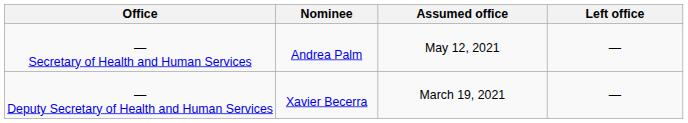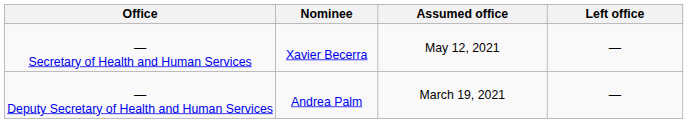(327, 54) Andrea Palm -> (327, 54) Xavier Becerra
(327, 101) Xavier Becerra -> (327, 101) Andrea Palm
